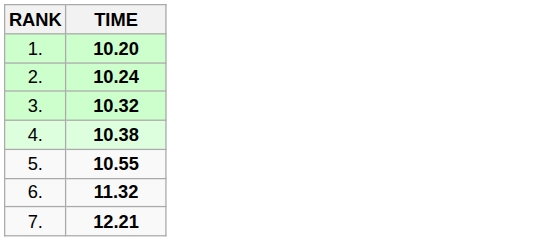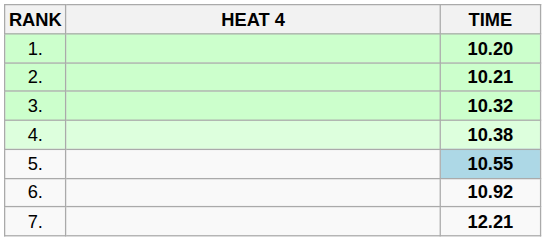+ column: (253, 19)
(116, 77) 10.24 -> (490, 77) 10.21
(116, 164) no background -> (490, 164) lightblue background
(116, 193) 11.32 -> (490, 193) 10.92
